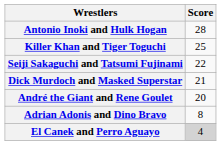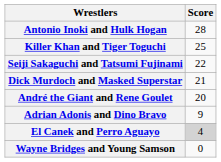(200, 115) 8 -> (200, 115) 9
+ row: (95, 149)
